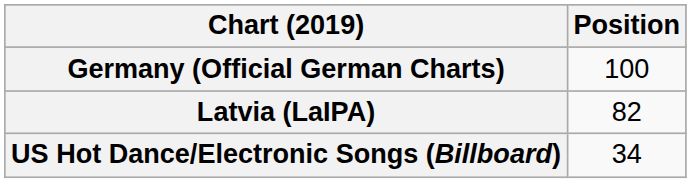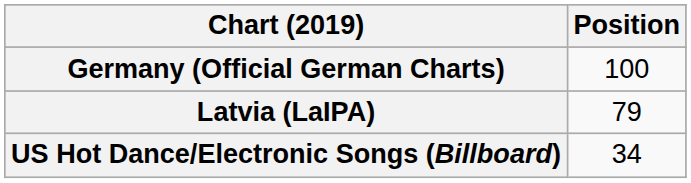(627, 111) 82 -> (627, 111) 79
